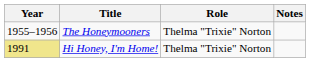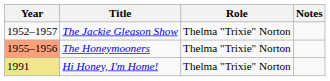+ row: (120, 31)
(32, 31) no background -> (32, 48) lightsalmon background
